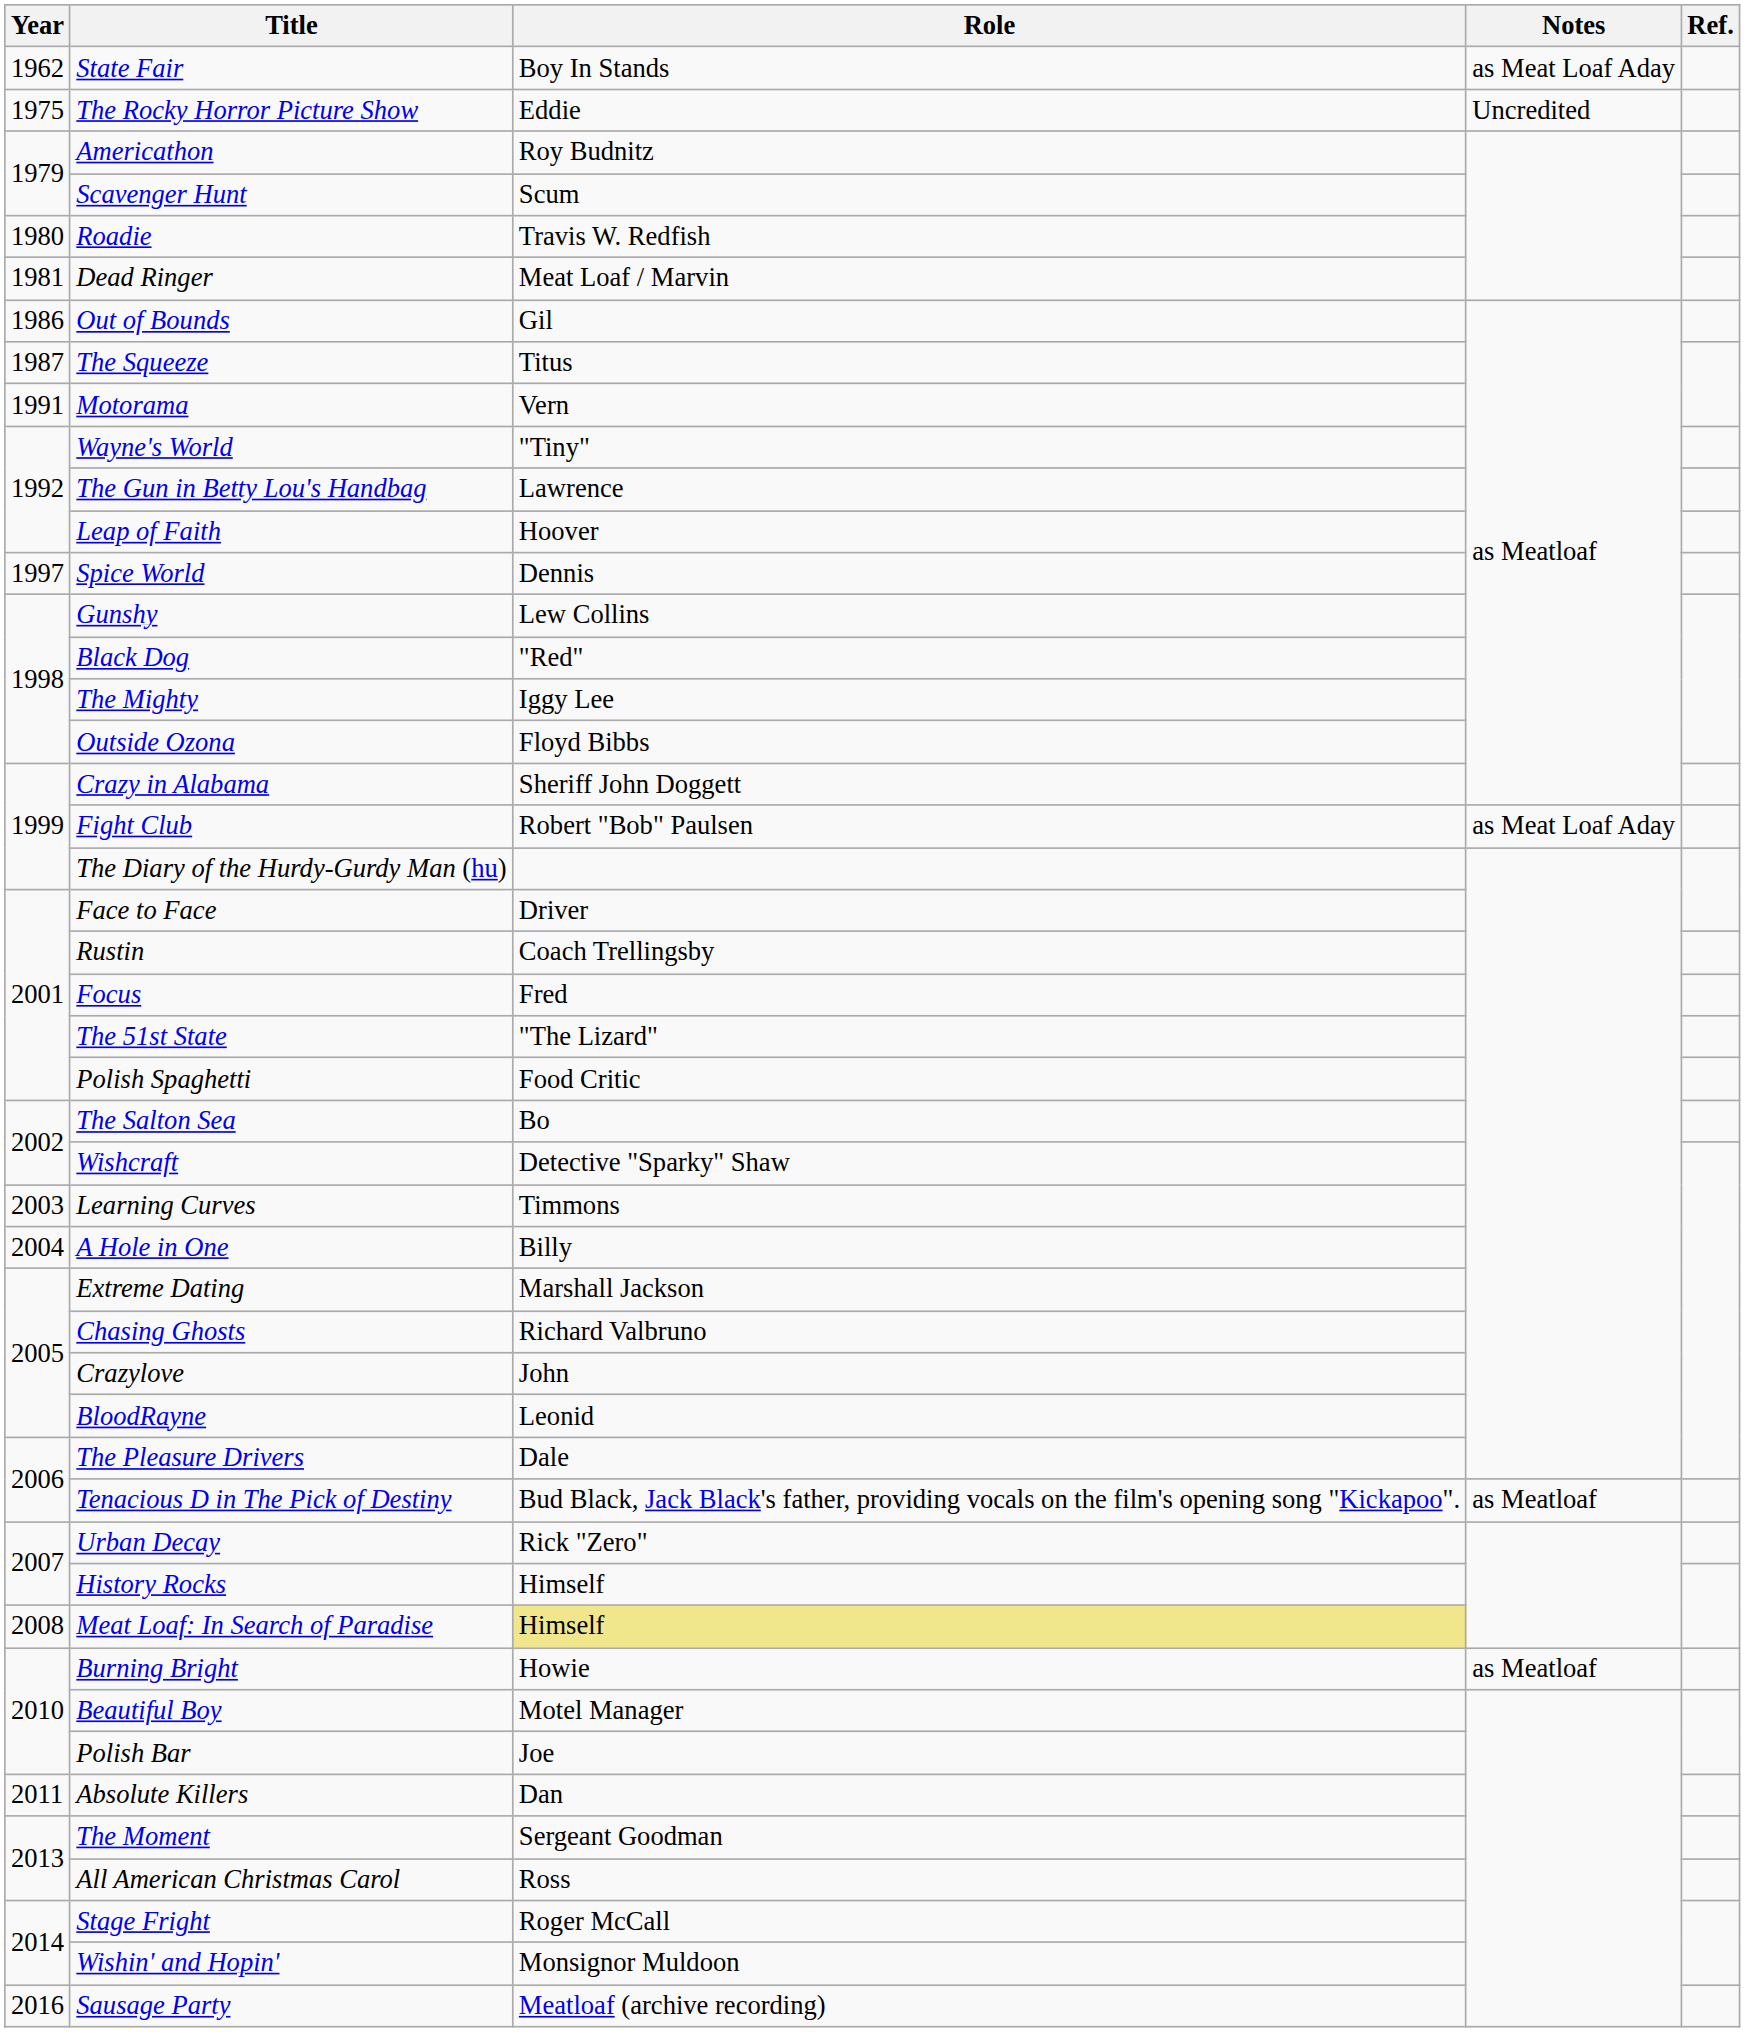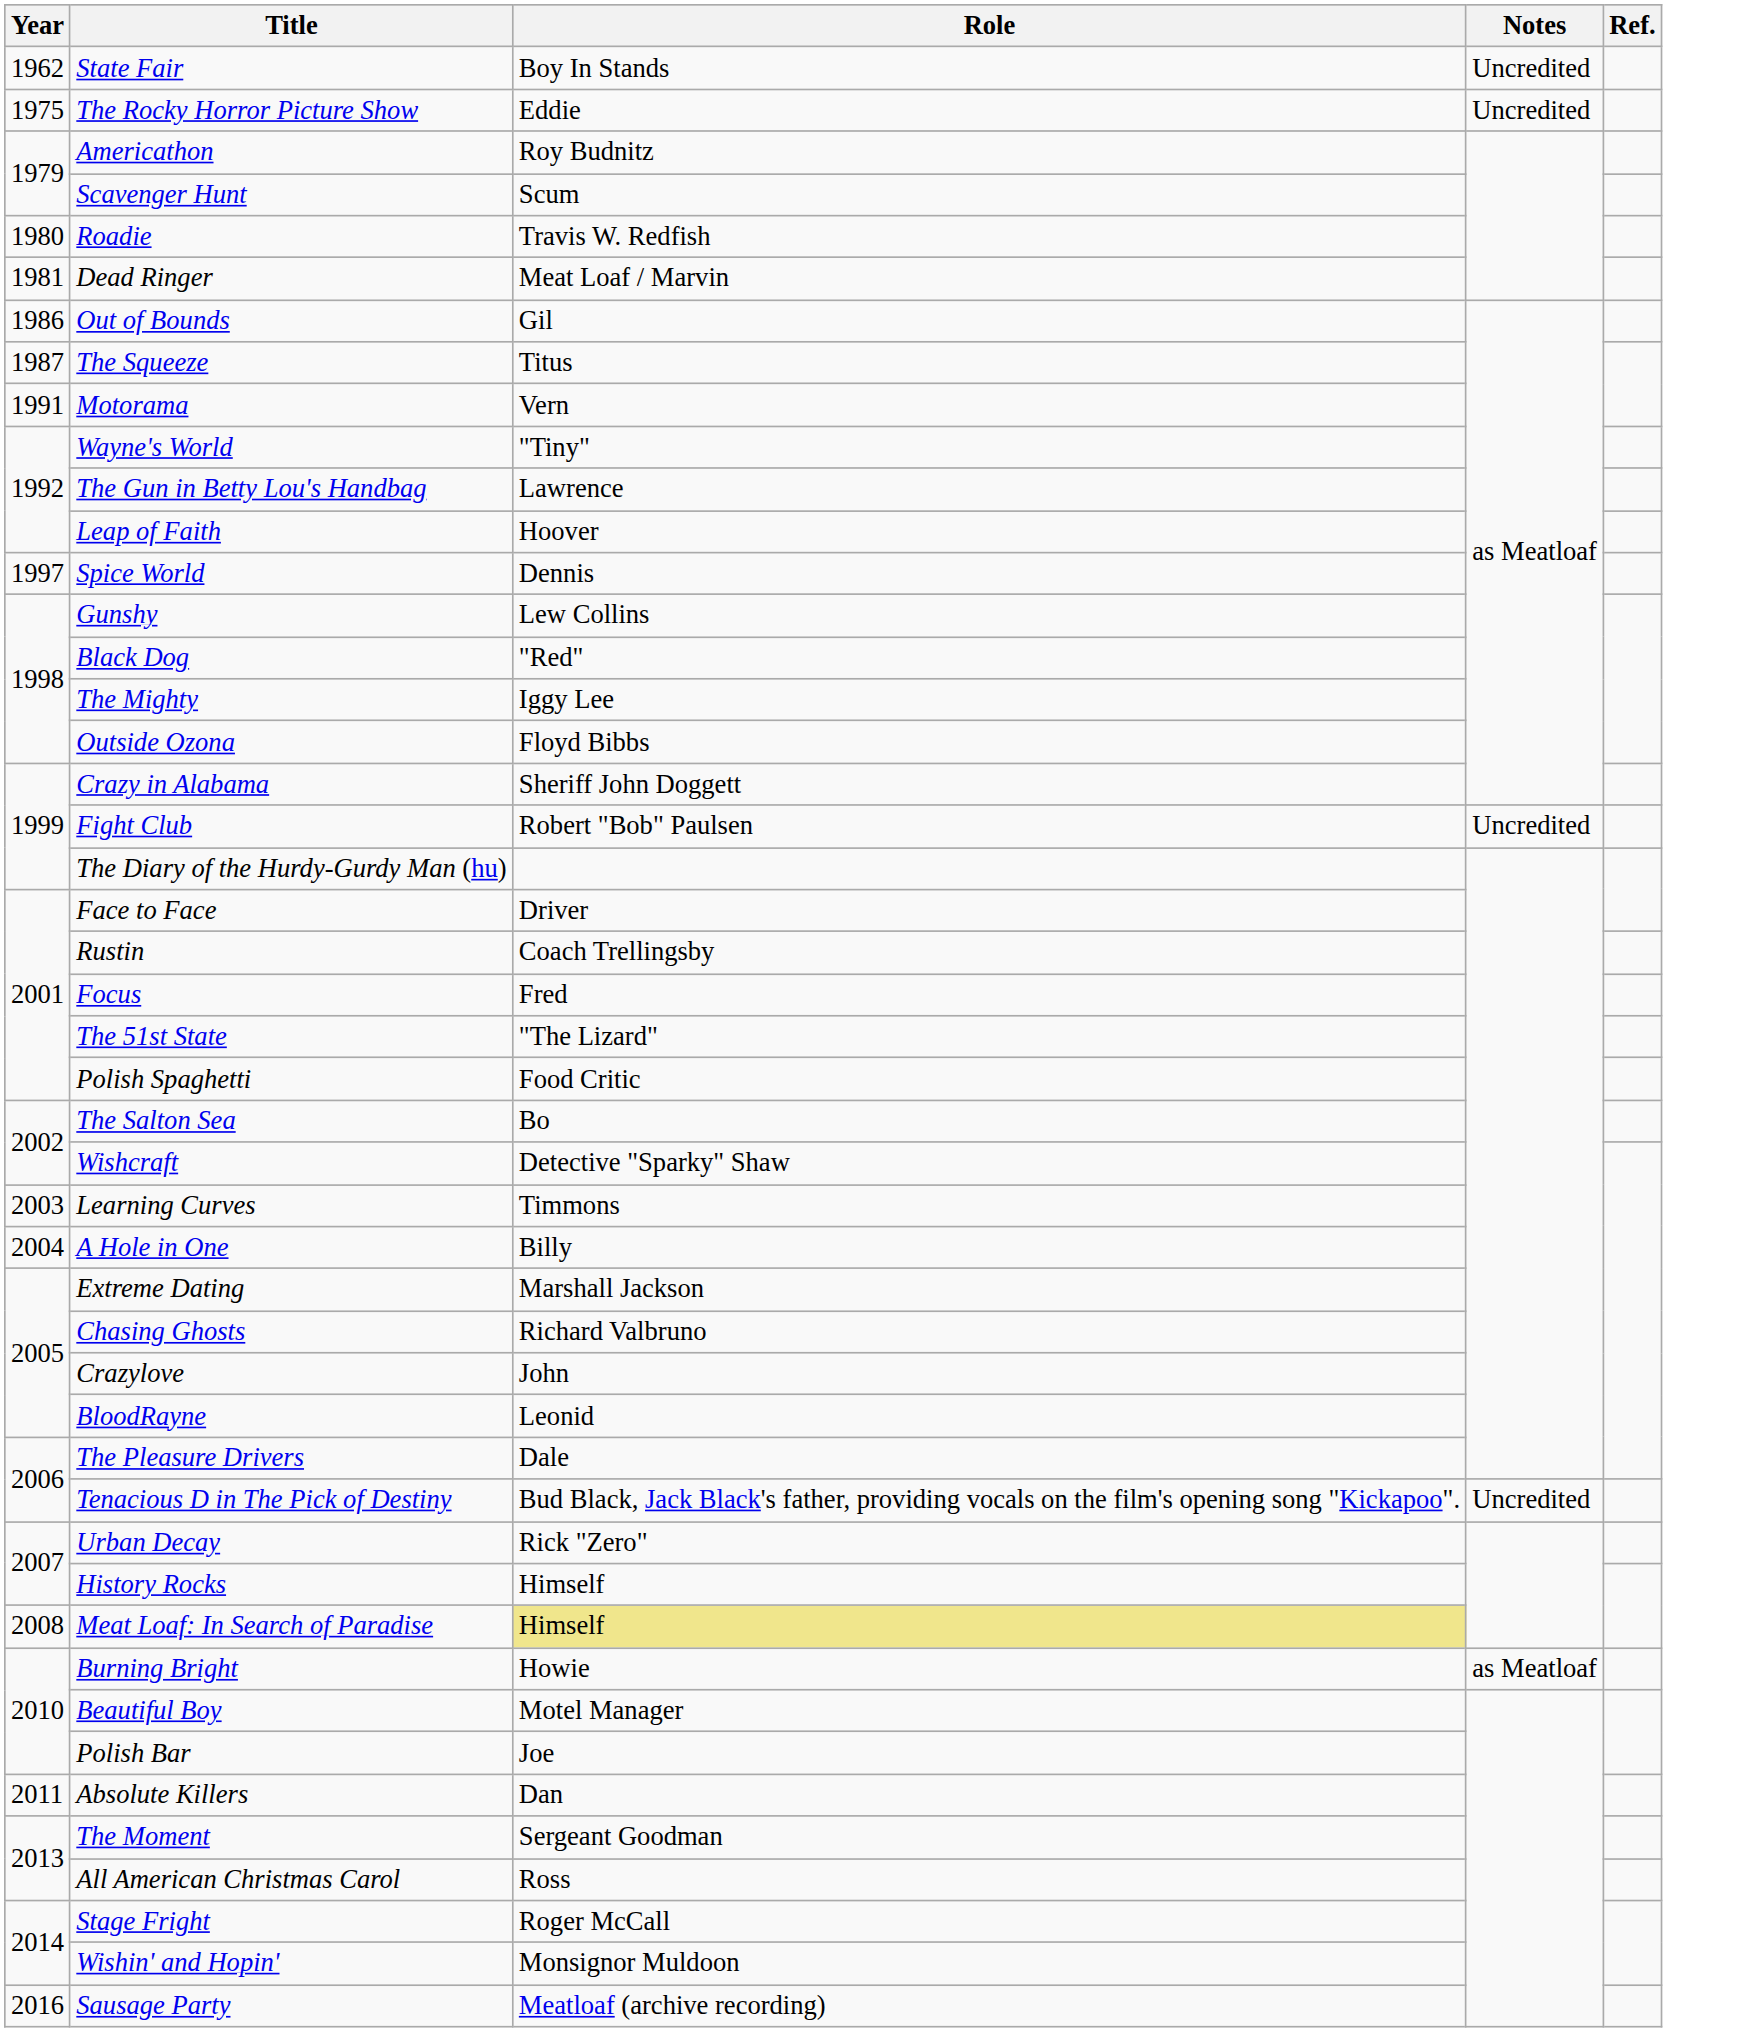(1574, 67) as Meat Loaf Aday -> (1531, 67) Uncredited
(1574, 825) as Meat Loaf Aday -> (1531, 825) Uncredited
(1535, 1499) as Meatloaf -> (1531, 1499) Uncredited
